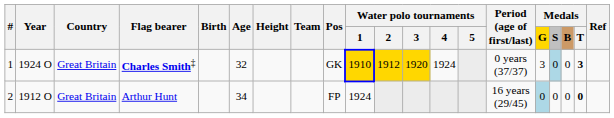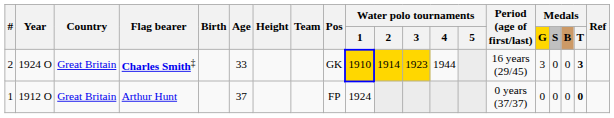(10, 65) 1 -> (10, 65) 2
(241, 65) 32 -> (241, 65) 33
(389, 65) 1912 -> (389, 65) 1914
(416, 65) 1920 -> (416, 65) 1923
(444, 65) 1924 -> (444, 65) 1944
(511, 65) 0 years (37/37) -> (511, 65) 16 years (29/45)
(555, 65) lightblue background -> (555, 65) no background
(10, 96) 2 -> (10, 96) 1
(241, 96) 34 -> (241, 96) 37
(511, 96) 16 years (29/45) -> (511, 96) 0 years (37/37)
(542, 96) lightblue background -> (542, 96) no background
